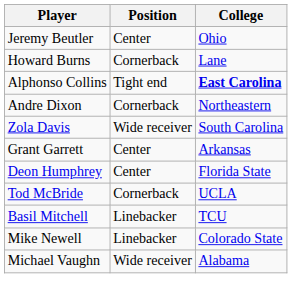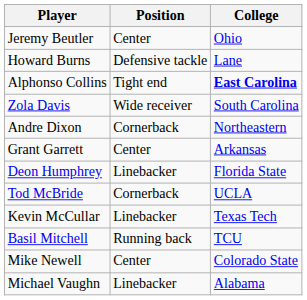(146, 60) Cornerback -> (160, 60) Defensive tackle
rows swapped: (39, 127) <-> (45, 104)
(132, 171) Center -> (145, 171) Linebacker
+ row: (54, 216)
(145, 216) Linebacker -> (152, 238) Running back
(145, 238) Linebacker -> (132, 261) Center
(153, 261) Wide receiver -> (145, 283) Linebacker
